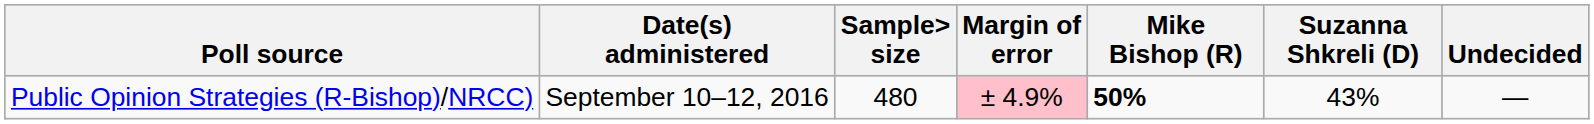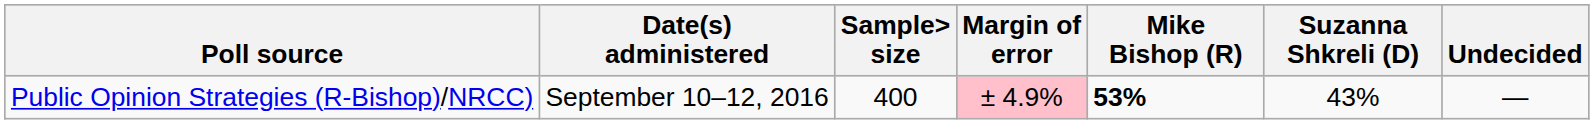(896, 97) 480 -> (896, 97) 400
(1120, 97) 50% -> (1120, 97) 53%
